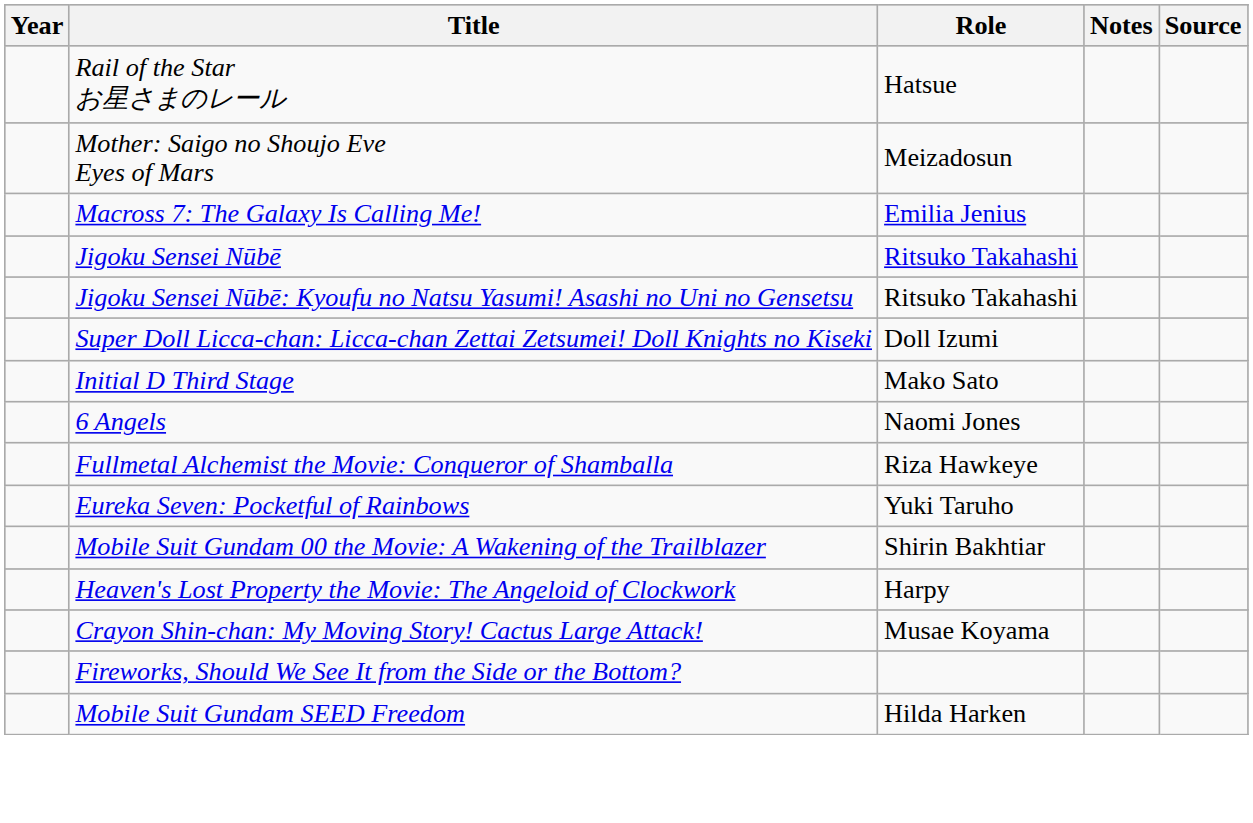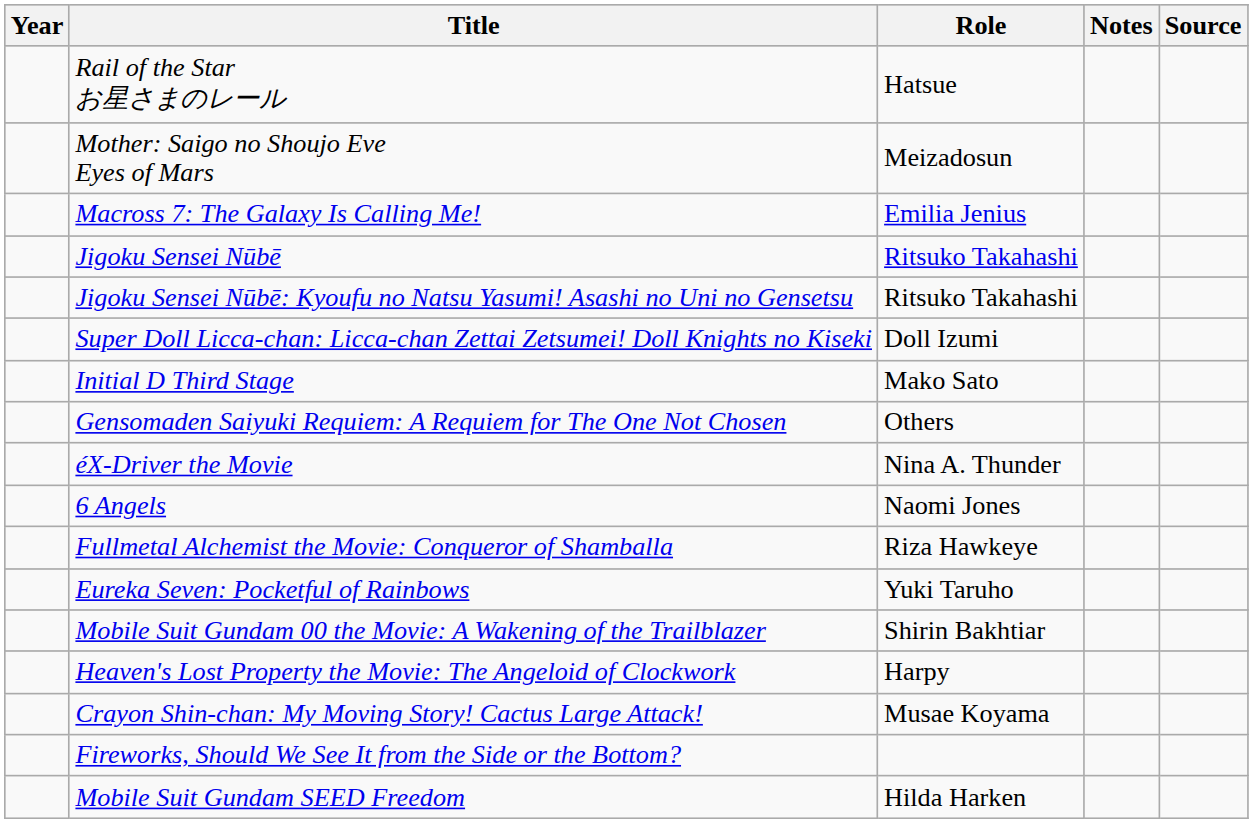+ row: (431, 422)
+ row: (184, 463)
